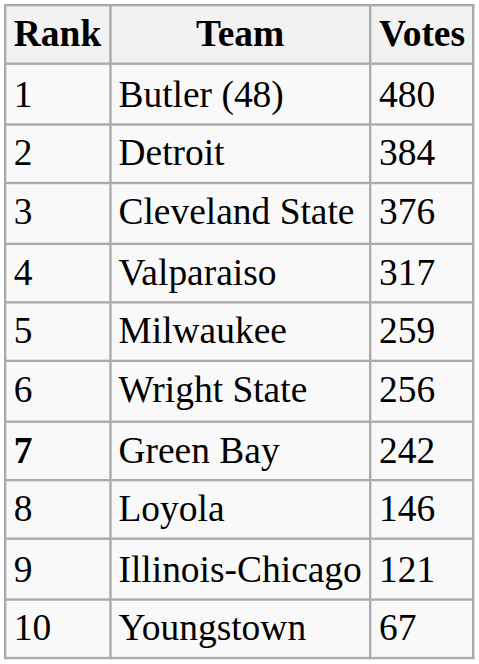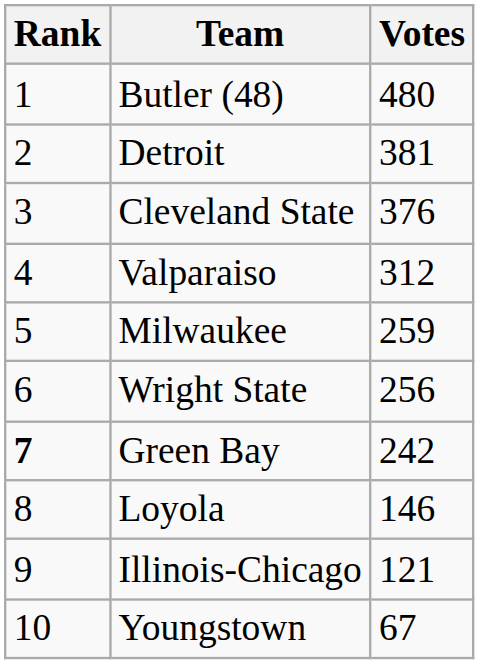(407, 152) 384 -> (407, 152) 381
(407, 271) 317 -> (407, 271) 312
